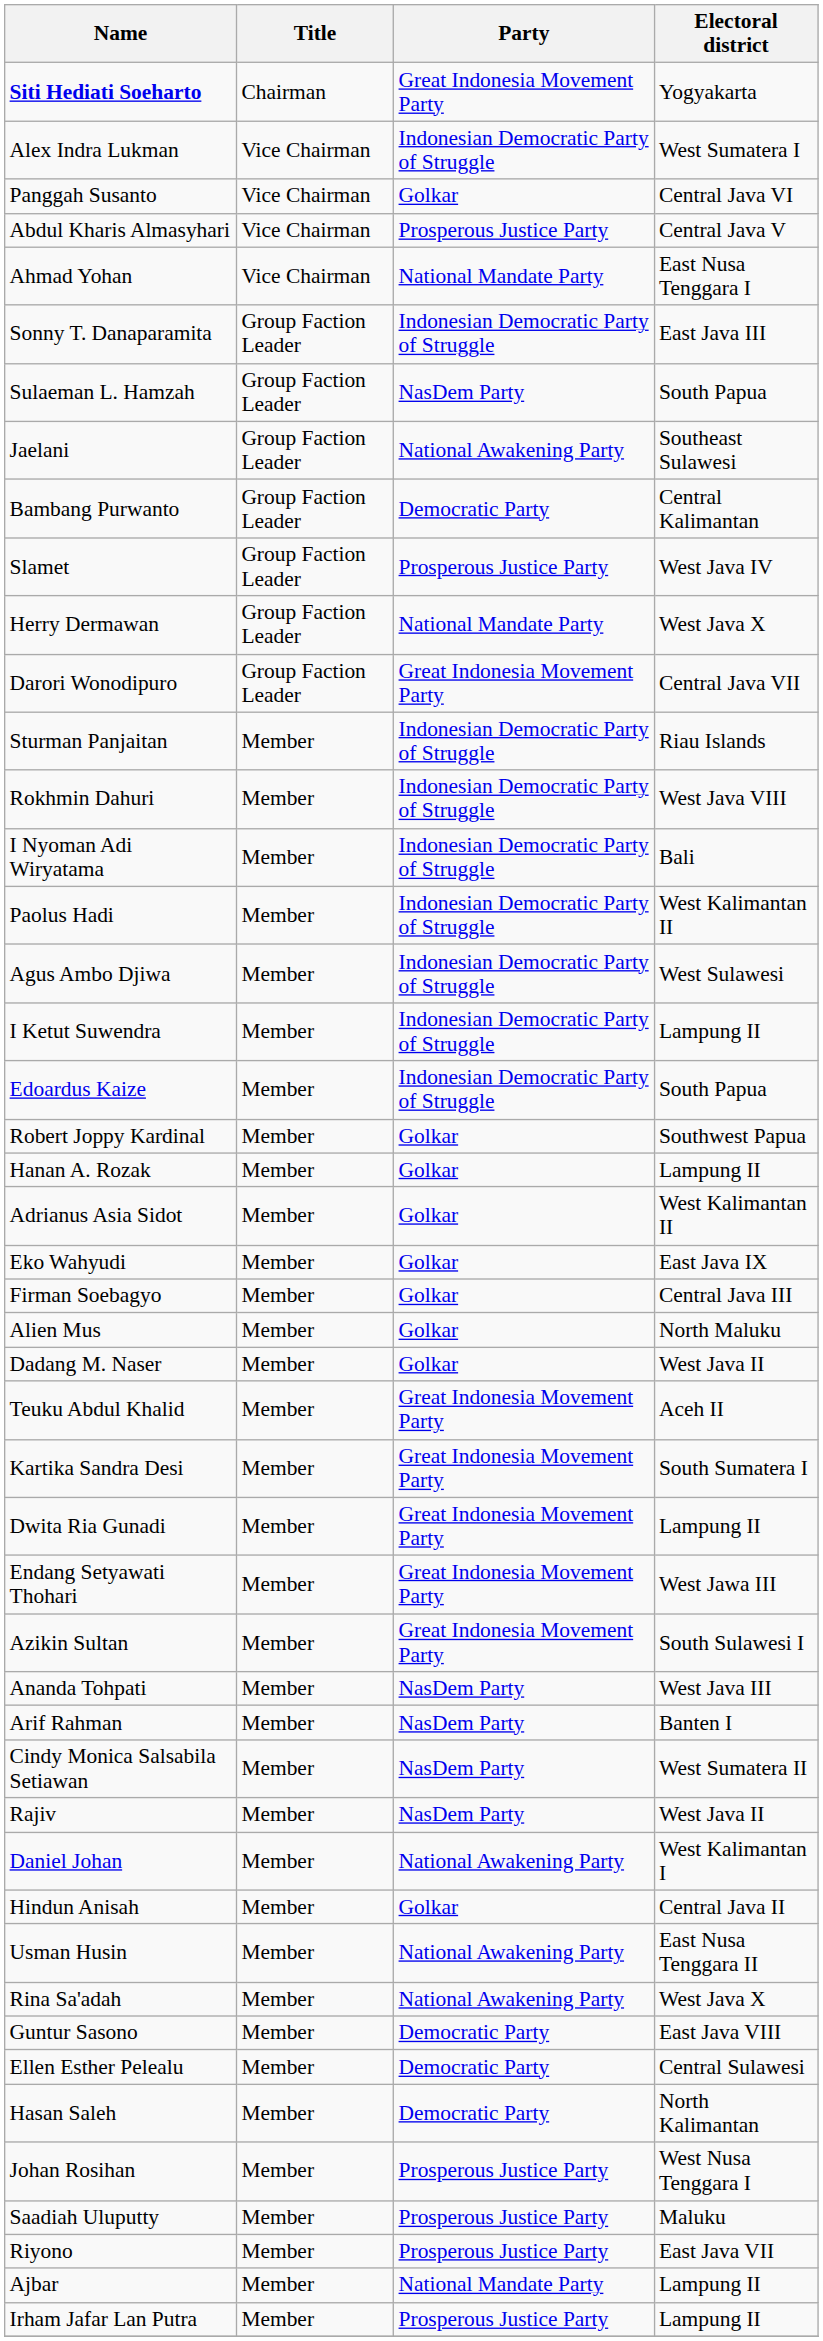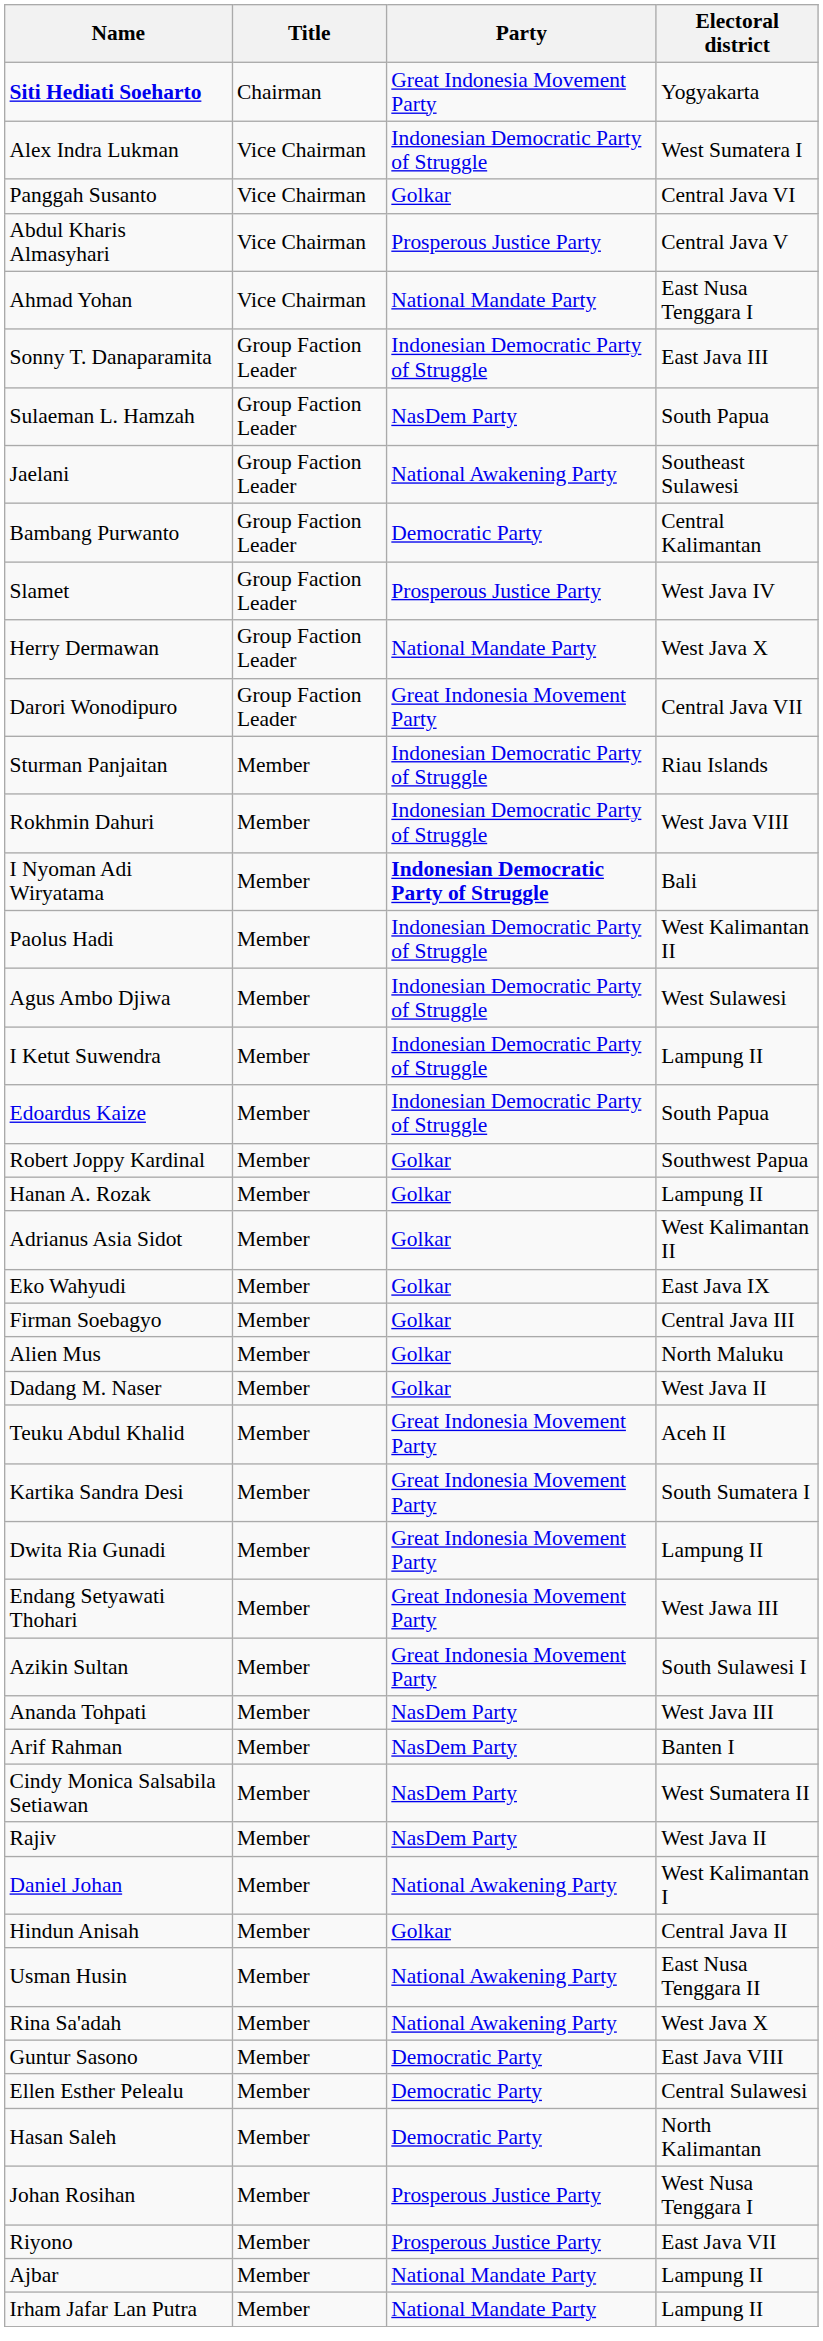(524, 857) normal -> (498, 881) bold
- row: (84, 2217)
(503, 2319) Prosperous Justice Party -> (494, 2309) National Mandate Party
